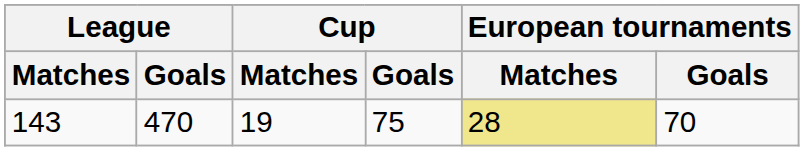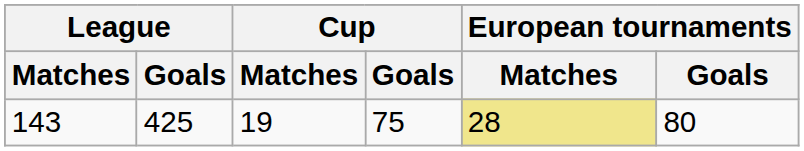(169, 121) 470 -> (169, 121) 425
(680, 121) 70 -> (680, 121) 80
